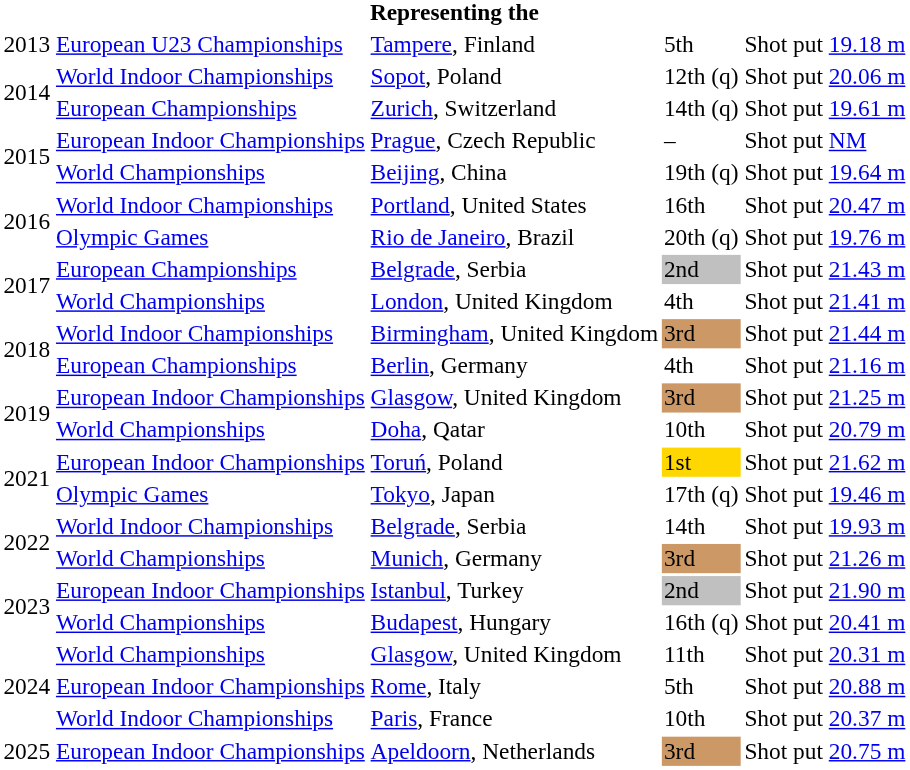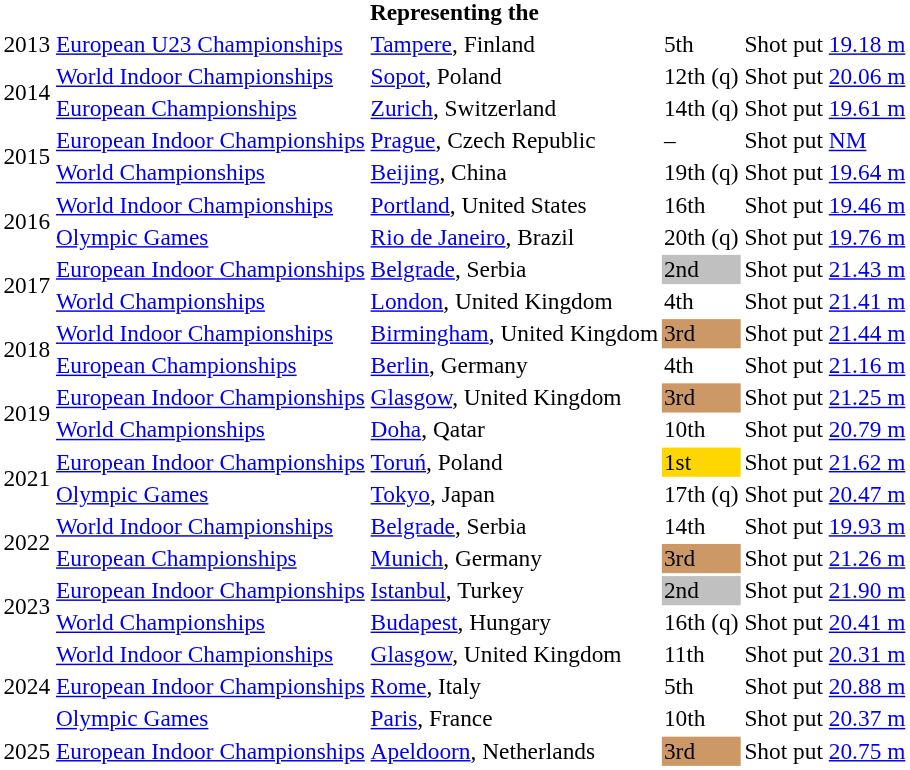(867, 205) 20.47 m -> (867, 205) 19.46 m
(176, 269) European Championships -> (210, 269) European Indoor Championships
(867, 494) 19.46 m -> (867, 494) 20.47 m
(160, 558) World Championships -> (176, 558) European Championships
(160, 654) World Championships -> (195, 654) World Indoor Championships
(195, 718) World Indoor Championships -> (132, 718) Olympic Games
